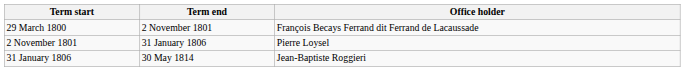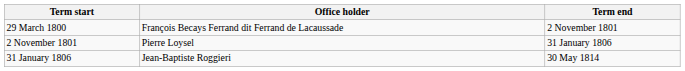columns swapped: (207, 12) <-> (477, 12)
